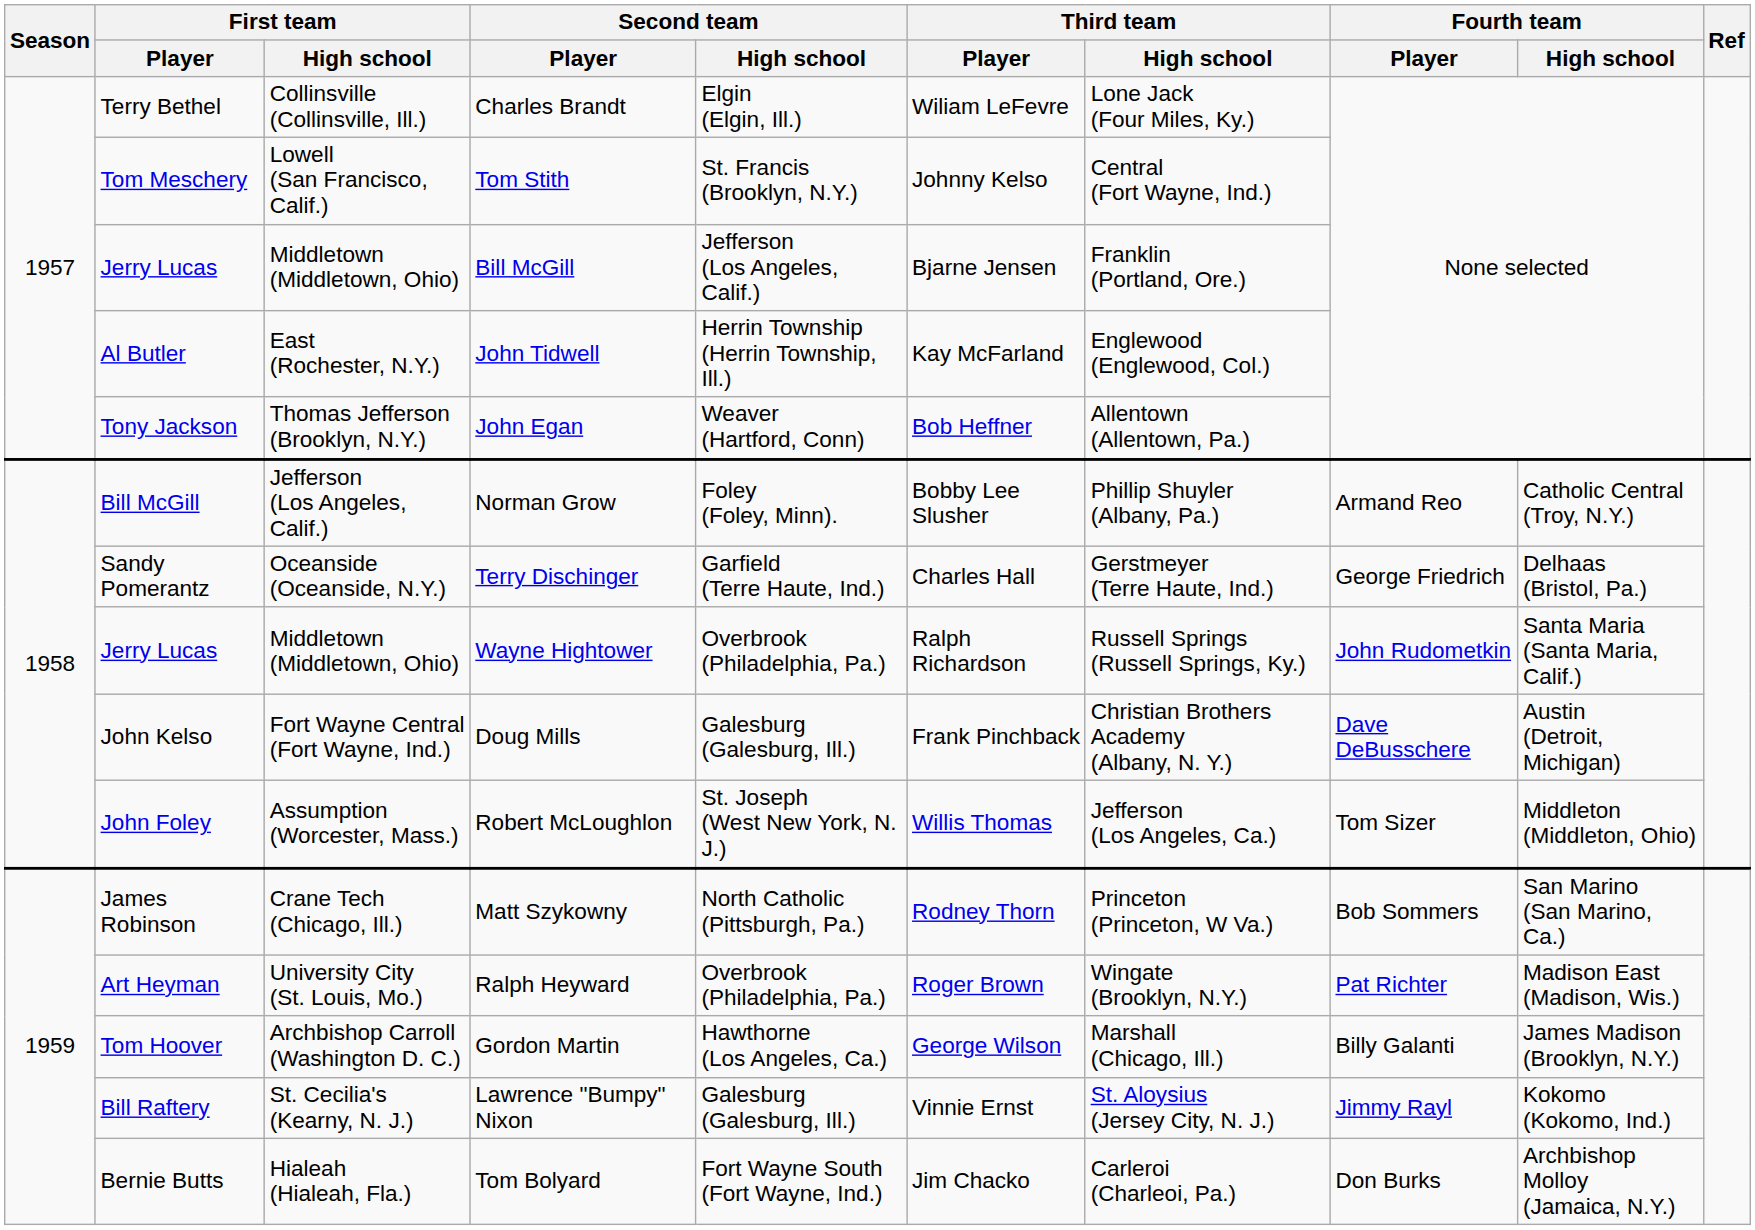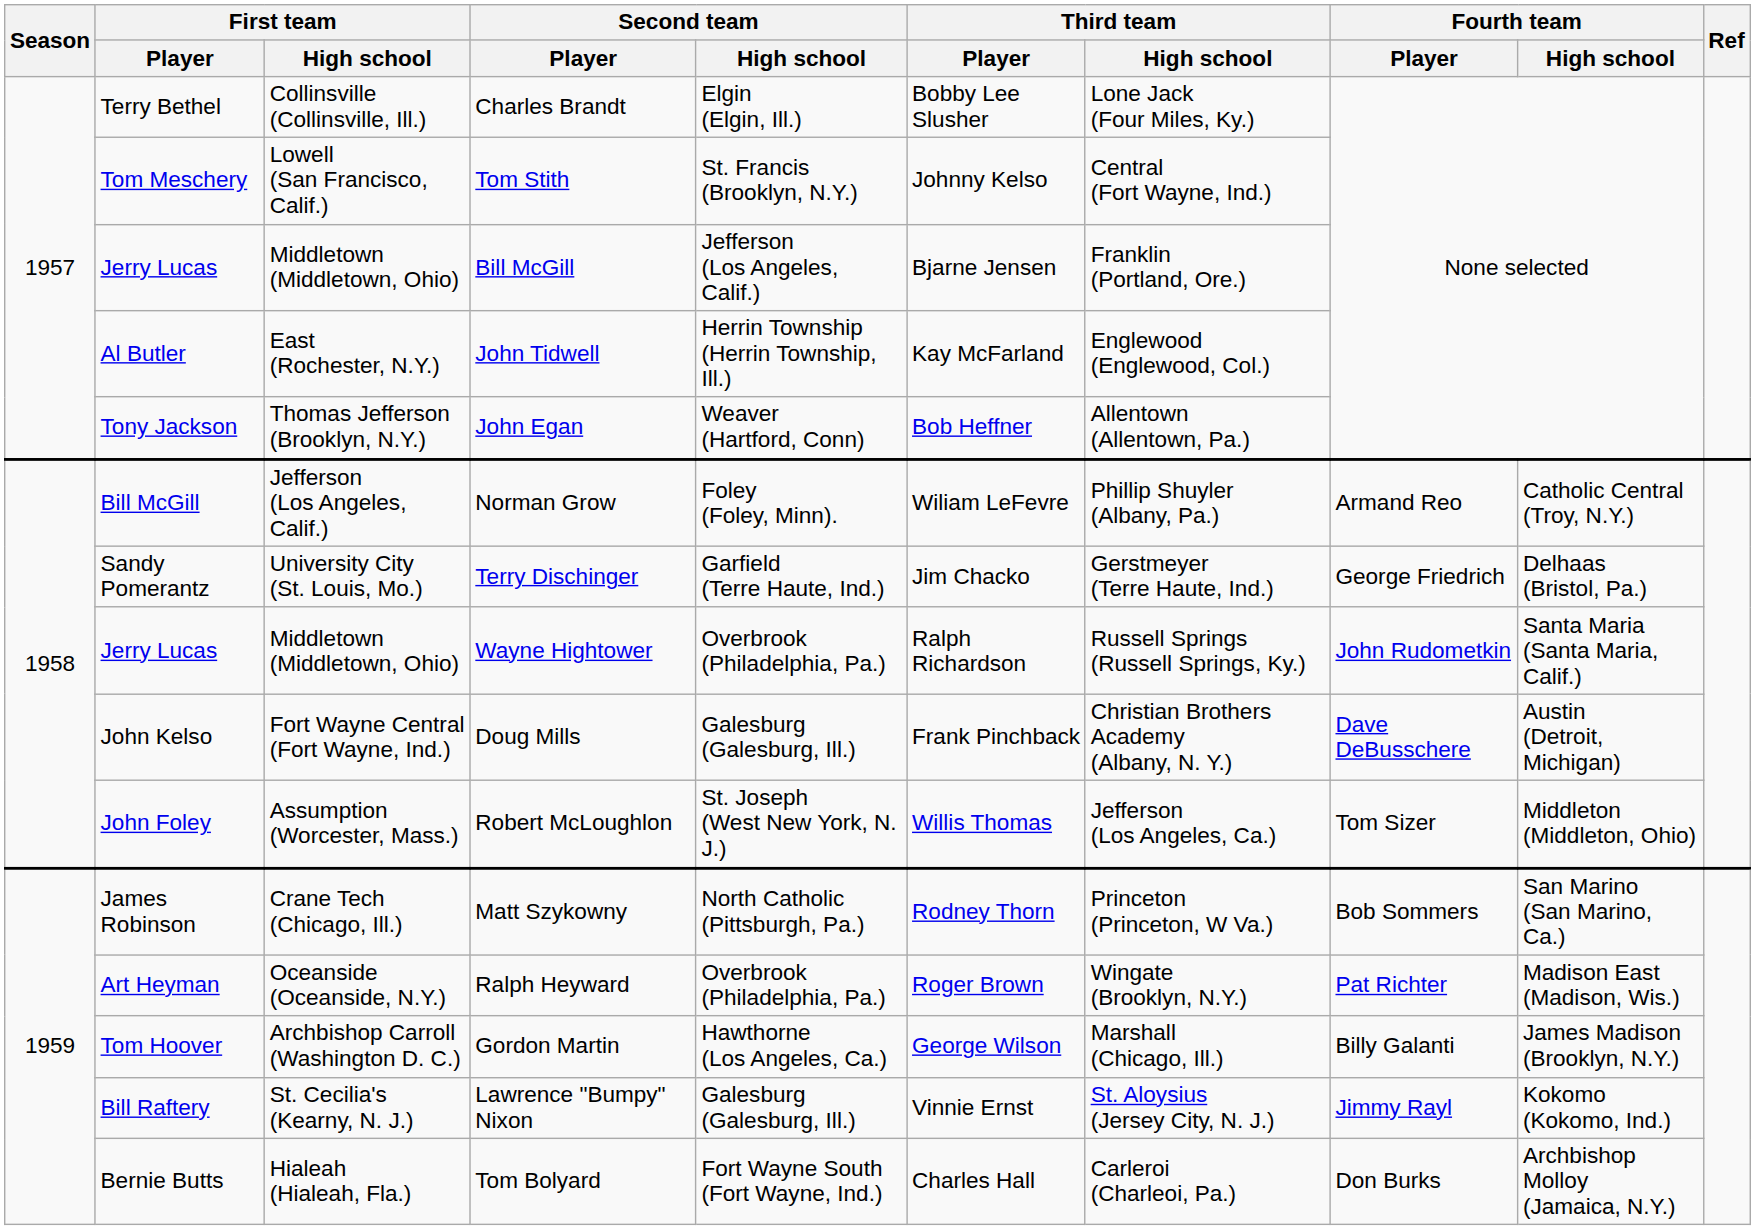(990, 106) Wiliam LeFevre -> (966, 106) Bobby Lee Slusher
(966, 502) Bobby Lee Slusher -> (990, 502) Wiliam LeFevre
(358, 576) Oceanside (Oceanside, N.Y.) -> (346, 576) University City (St. Louis, Mo.)
(973, 576) Charles Hall -> (971, 576) Jim Chacko
(346, 985) University City (St. Louis, Mo.) -> (358, 985) Oceanside (Oceanside, N.Y.)
(971, 1181) Jim Chacko -> (973, 1181) Charles Hall
